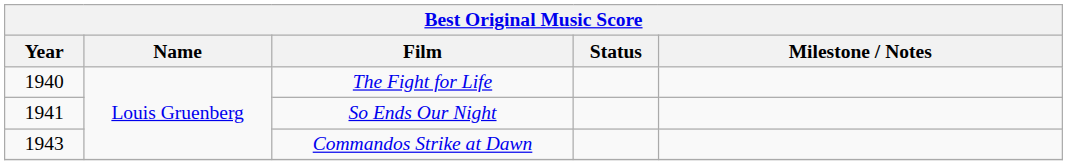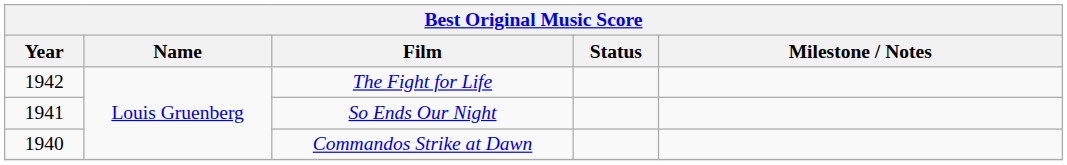(44, 81) 1940 -> (44, 81) 1942
(44, 143) 1943 -> (44, 143) 1940
